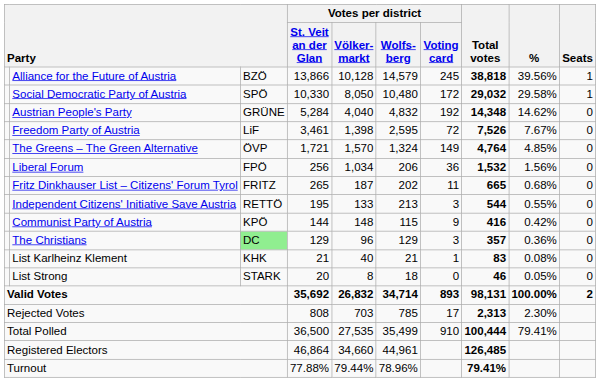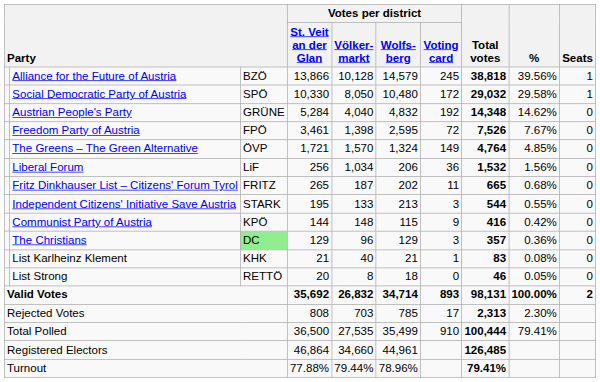(251, 130) LiF -> (255, 130) FPÖ
(255, 167) FPÖ -> (251, 167) LiF
(263, 203) RETTÖ -> (262, 203) STARK
(262, 277) STARK -> (263, 277) RETTÖ
